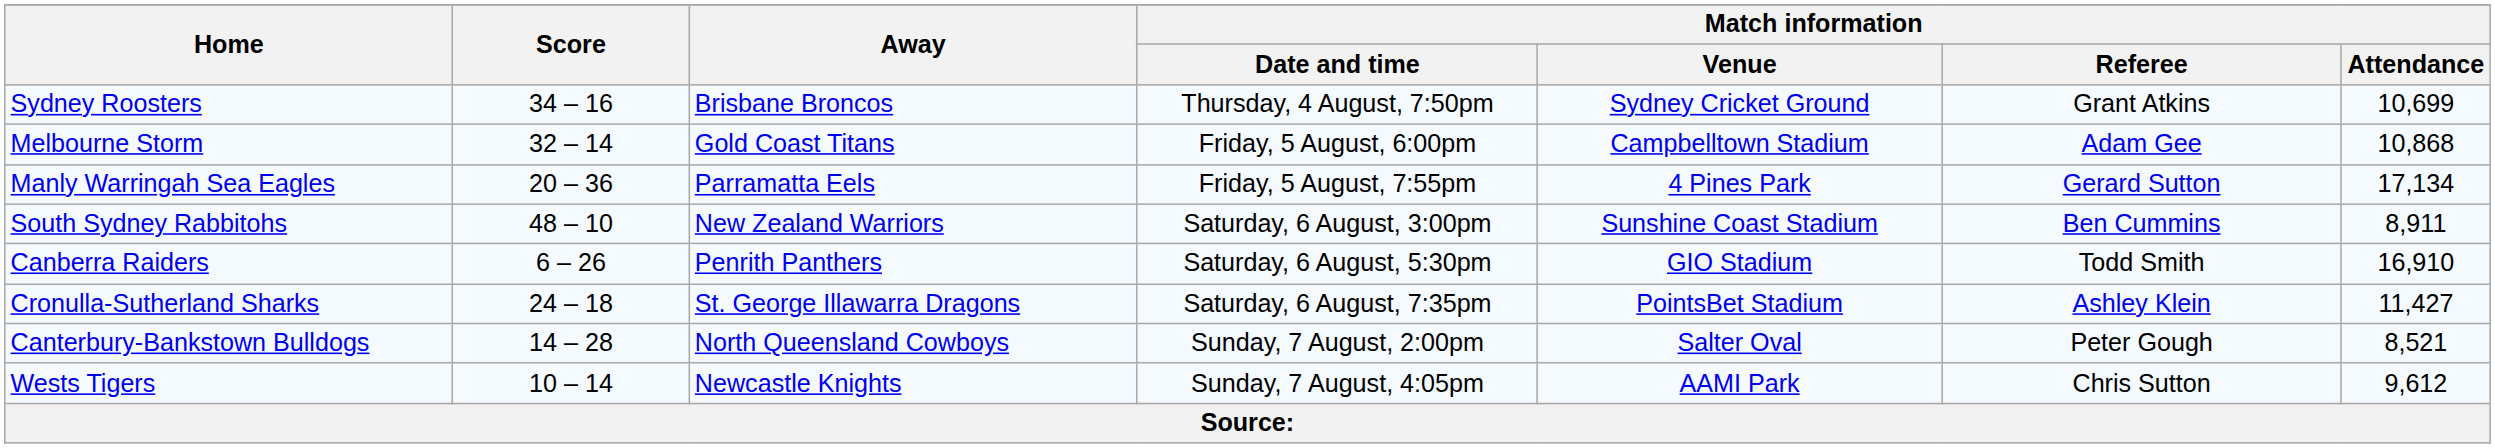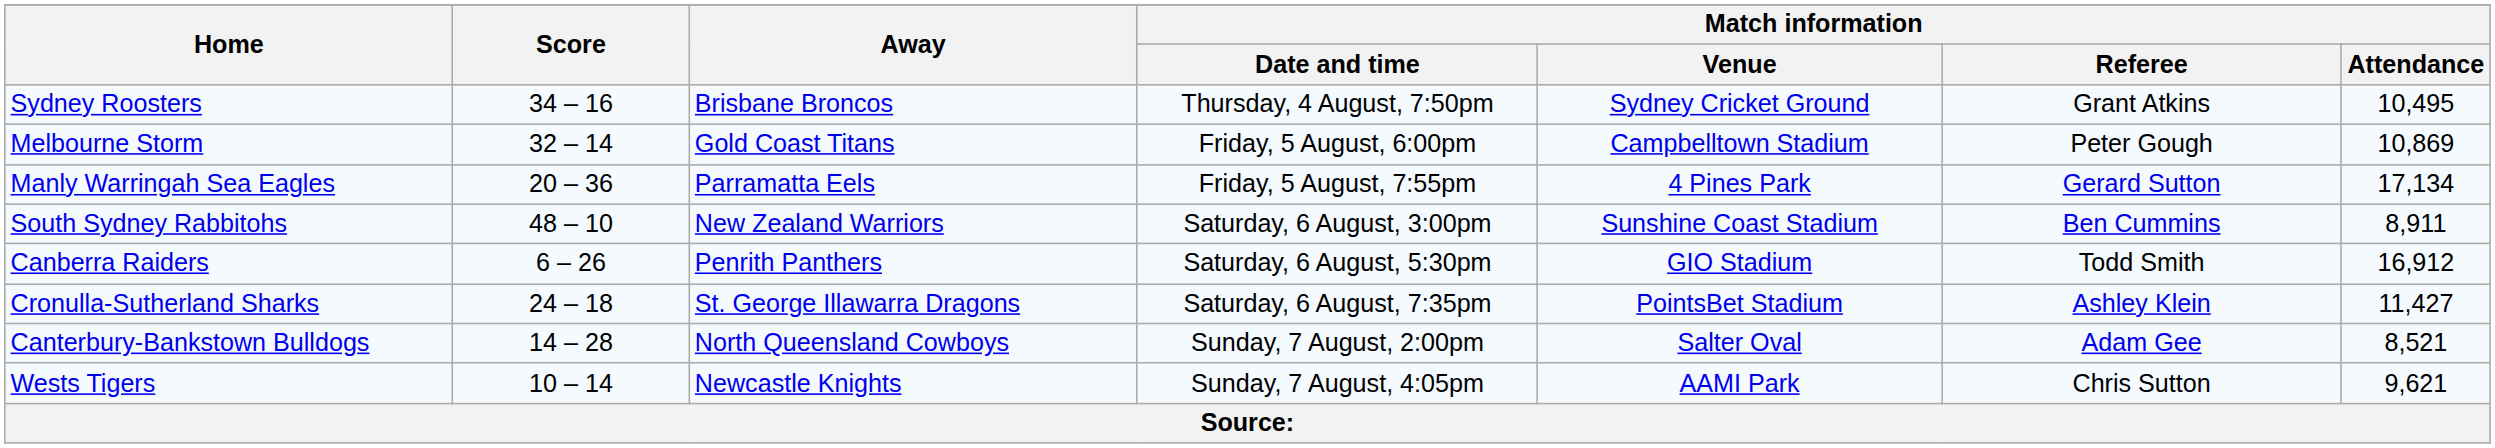(2416, 104) 10,699 -> (2416, 104) 10,495
(2142, 143) Adam Gee -> (2142, 143) Peter Gough
(2416, 143) 10,868 -> (2416, 143) 10,869
(2416, 263) 16,910 -> (2416, 263) 16,912
(2142, 343) Peter Gough -> (2142, 343) Adam Gee
(2416, 382) 9,612 -> (2416, 382) 9,621
